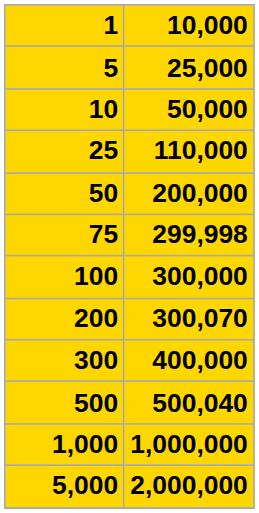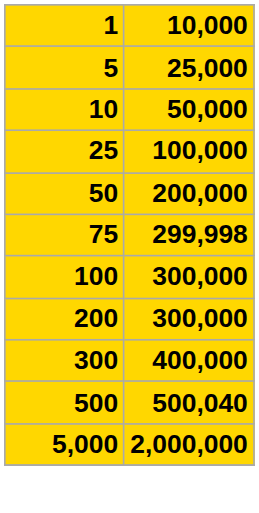(201, 151) 110,000 -> (200, 151) 100,000
(200, 318) 300,070 -> (200, 318) 300,000
- row: (85, 444)
